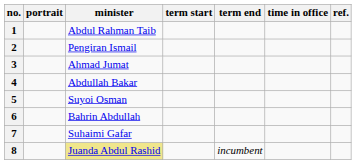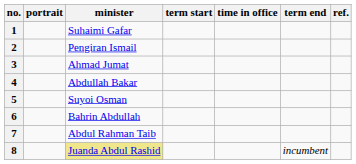columns swapped: (240, 13) <-> (298, 13)
(112, 30) Abdul Rahman Taib -> (100, 30) Suhaimi Gafar
(100, 133) Suhaimi Gafar -> (112, 133) Abdul Rahman Taib
